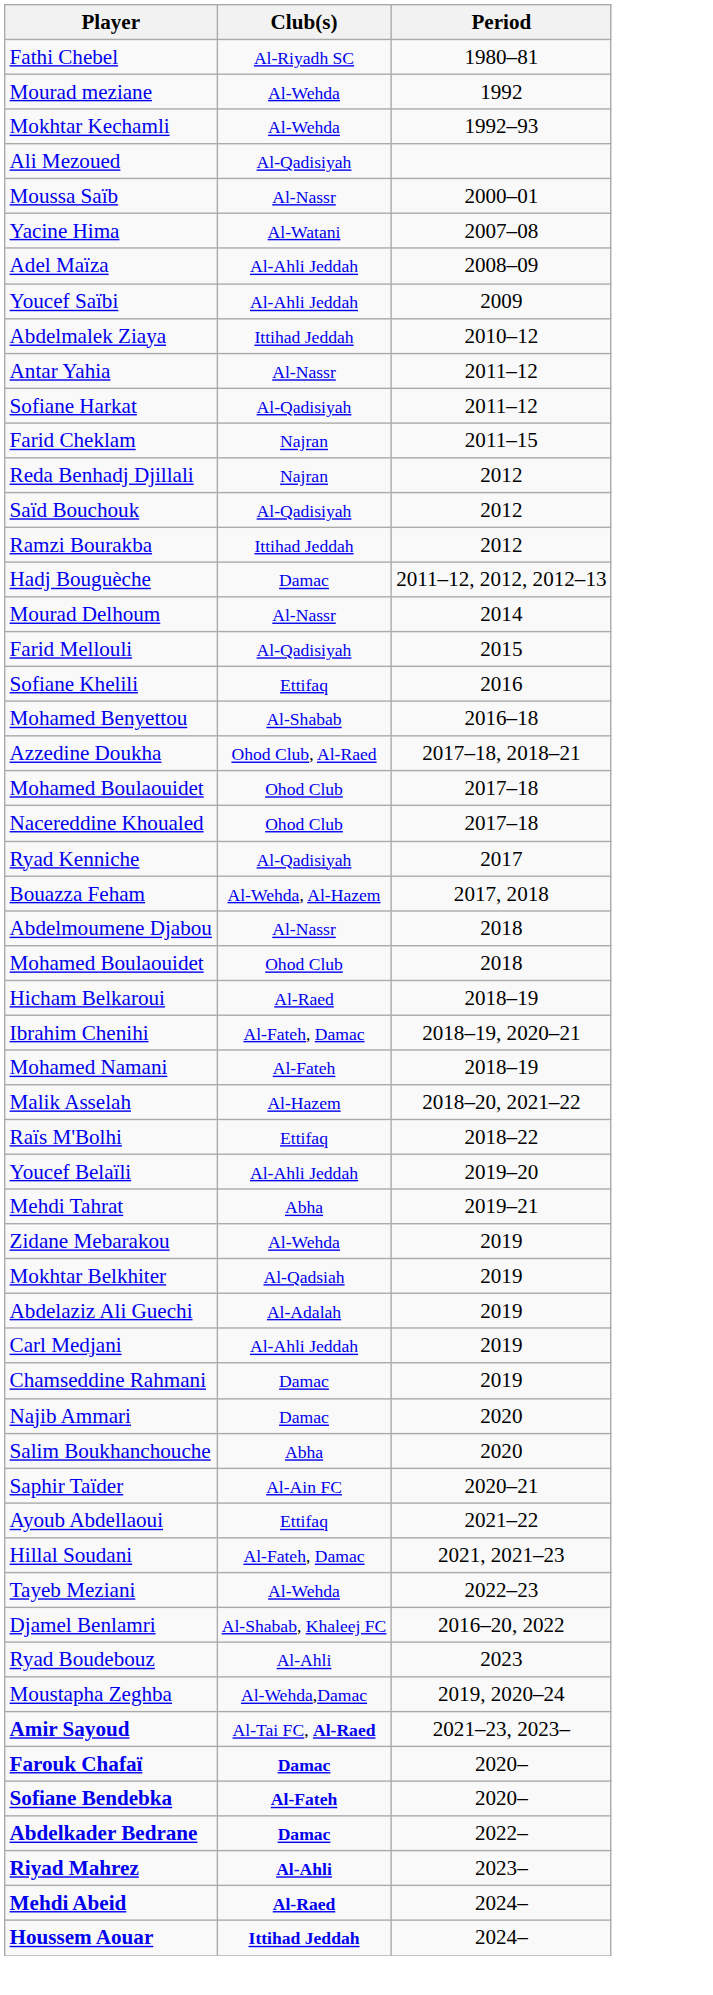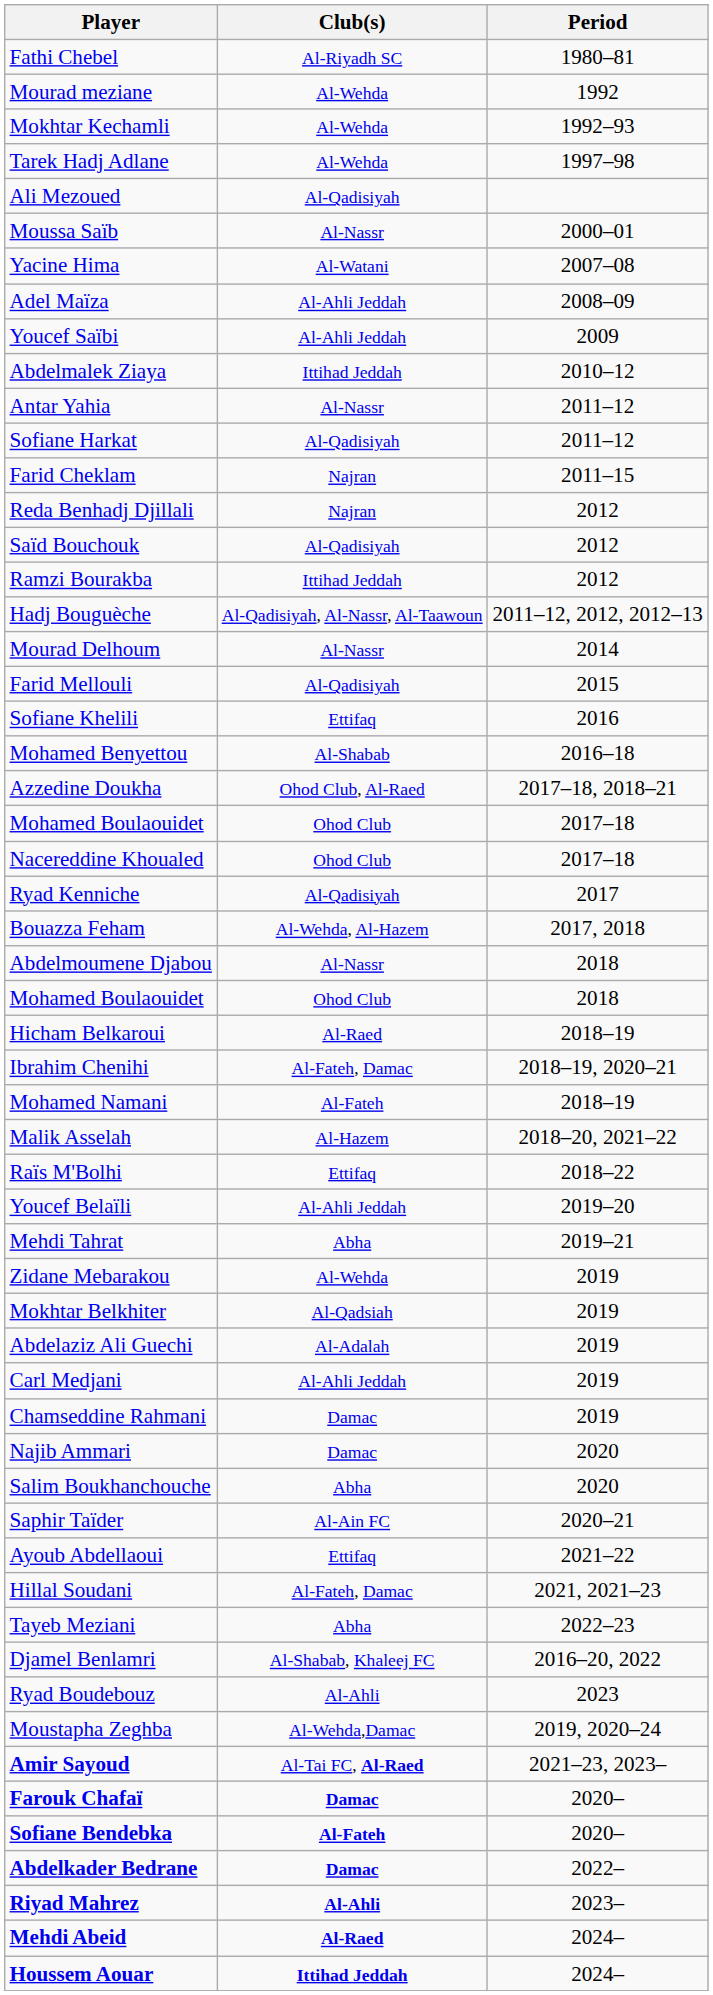+ row: (89, 161)
(304, 581) Damac -> (352, 616) Al-Qadisiyah, Al-Nassr, Al-Taawoun
(304, 1591) Al-Wehda -> (352, 1626) Abha
